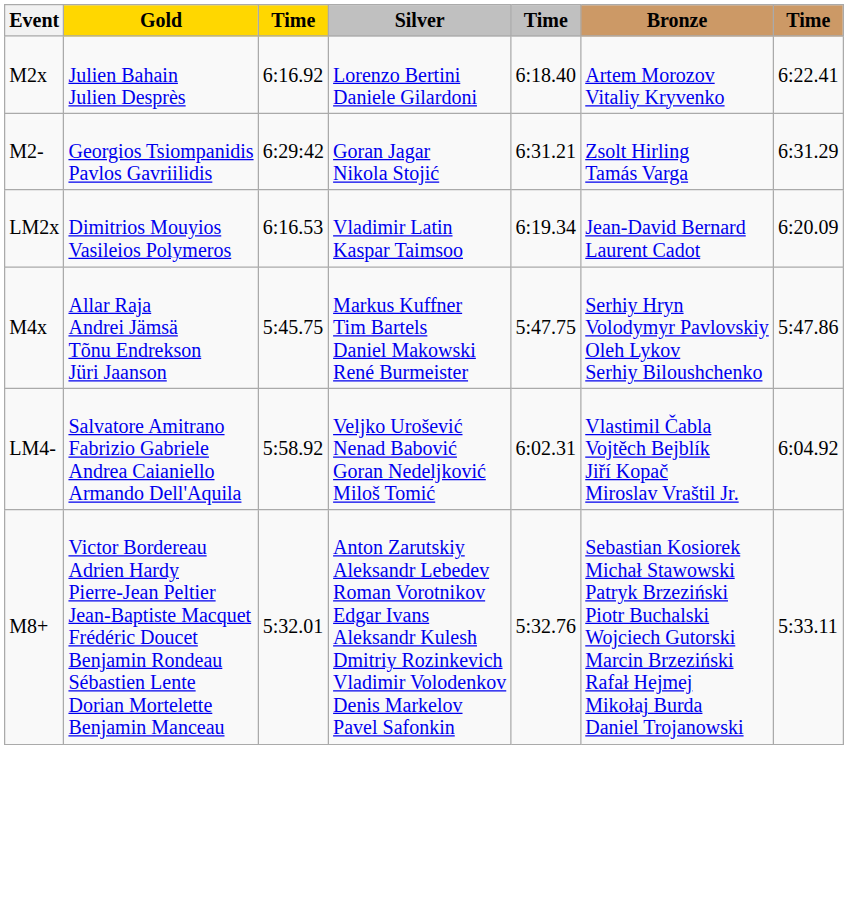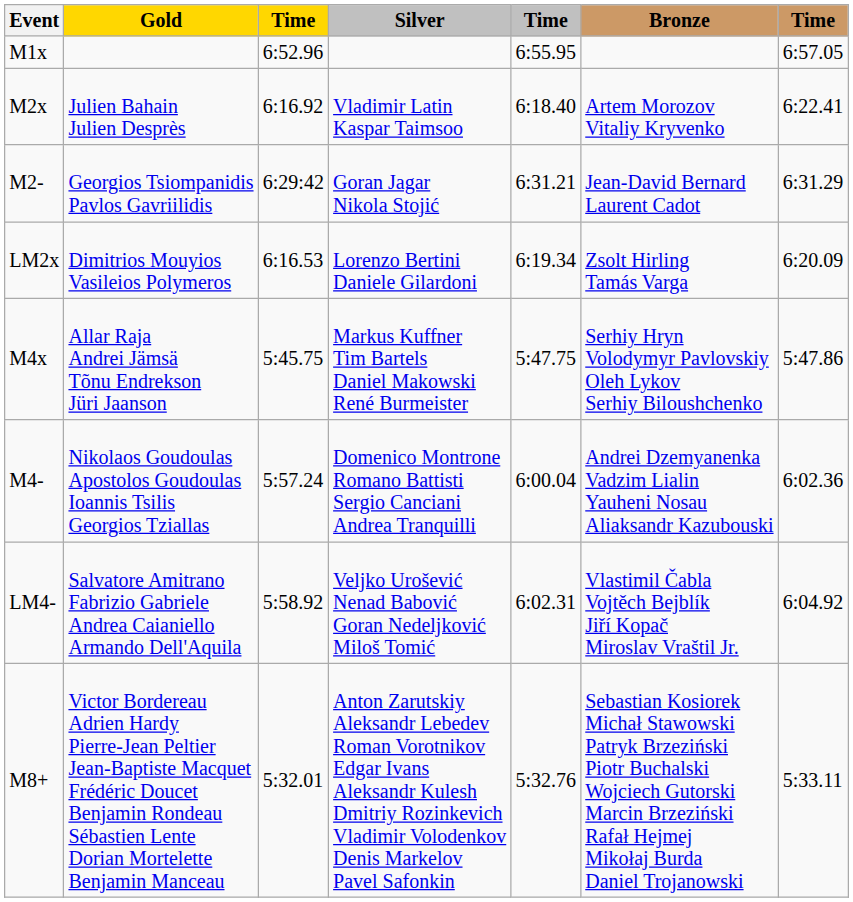+ row: (28, 52)
(405, 85) Lorenzo Bertini Daniele Gilardoni -> (398, 117) Vladimir Latin Kaspar Taimsoo
(637, 162) Zsolt Hirling Tamás Varga -> (665, 194) Jean-David Bernard Laurent Cadot
(398, 239) Vladimir Latin Kaspar Taimsoo -> (405, 270) Lorenzo Bertini Daniele Gilardoni
(665, 239) Jean-David Bernard Laurent Cadot -> (637, 270) Zsolt Hirling Tamás Varga
+ row: (26, 480)
